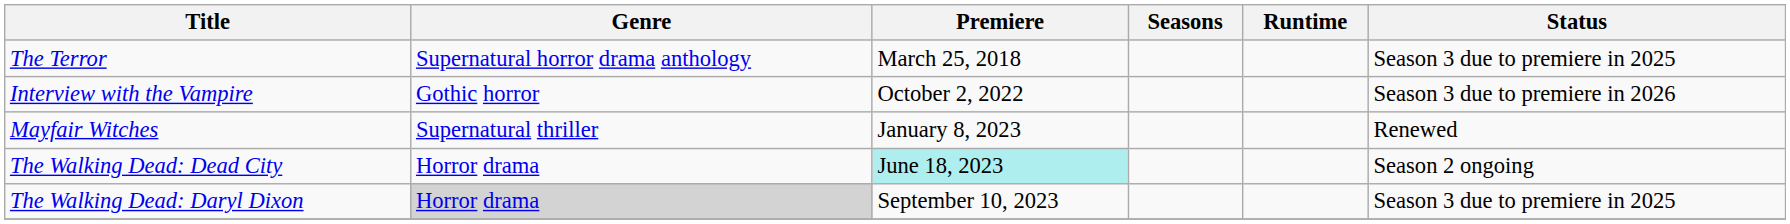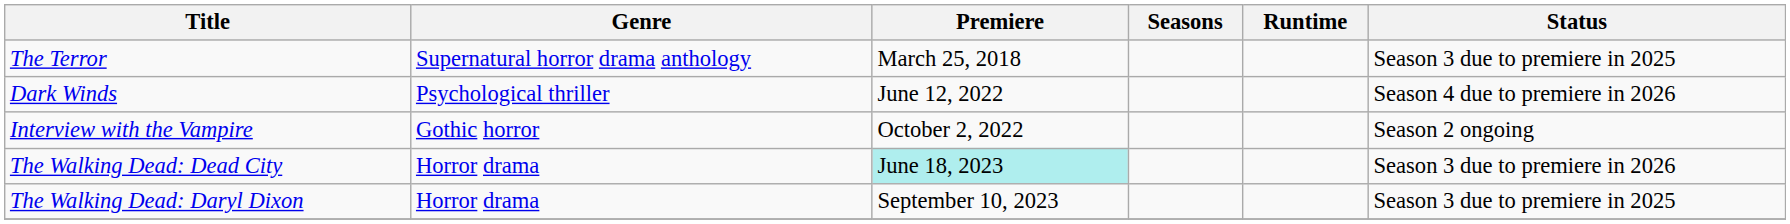+ row: (63, 93)
(1524, 93) Season 3 due to premiere in 2026 -> (1454, 129) Season 2 ongoing
- row: (84, 129)
(1454, 165) Season 2 ongoing -> (1524, 165) Season 3 due to premiere in 2026
(478, 201) lightgrey background -> (478, 201) no background
